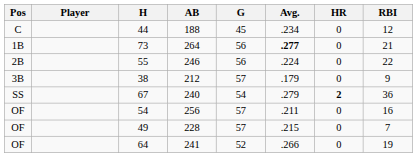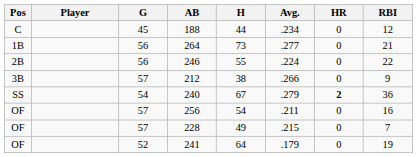columns swapped: (241, 12) <-> (143, 12)
(290, 45) bold -> (290, 45) normal
(290, 78) .179 -> (290, 78) .266
(290, 144) .266 -> (290, 144) .179
